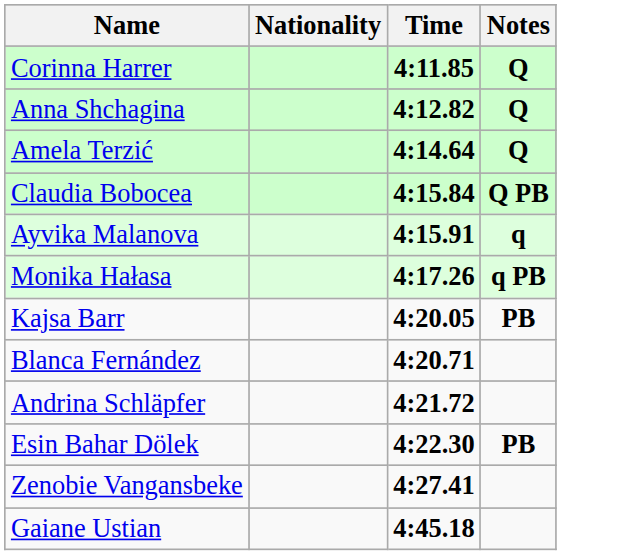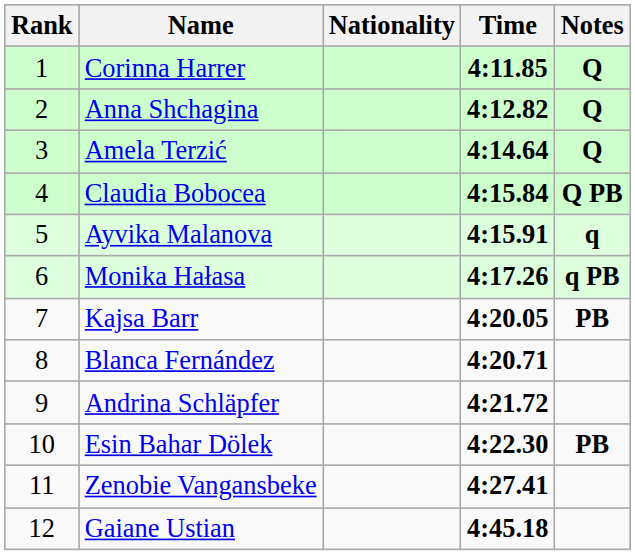+ column: (42, 25)
